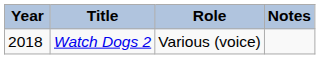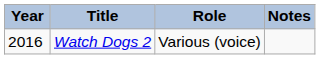(25, 41) 2018 -> (25, 41) 2016
